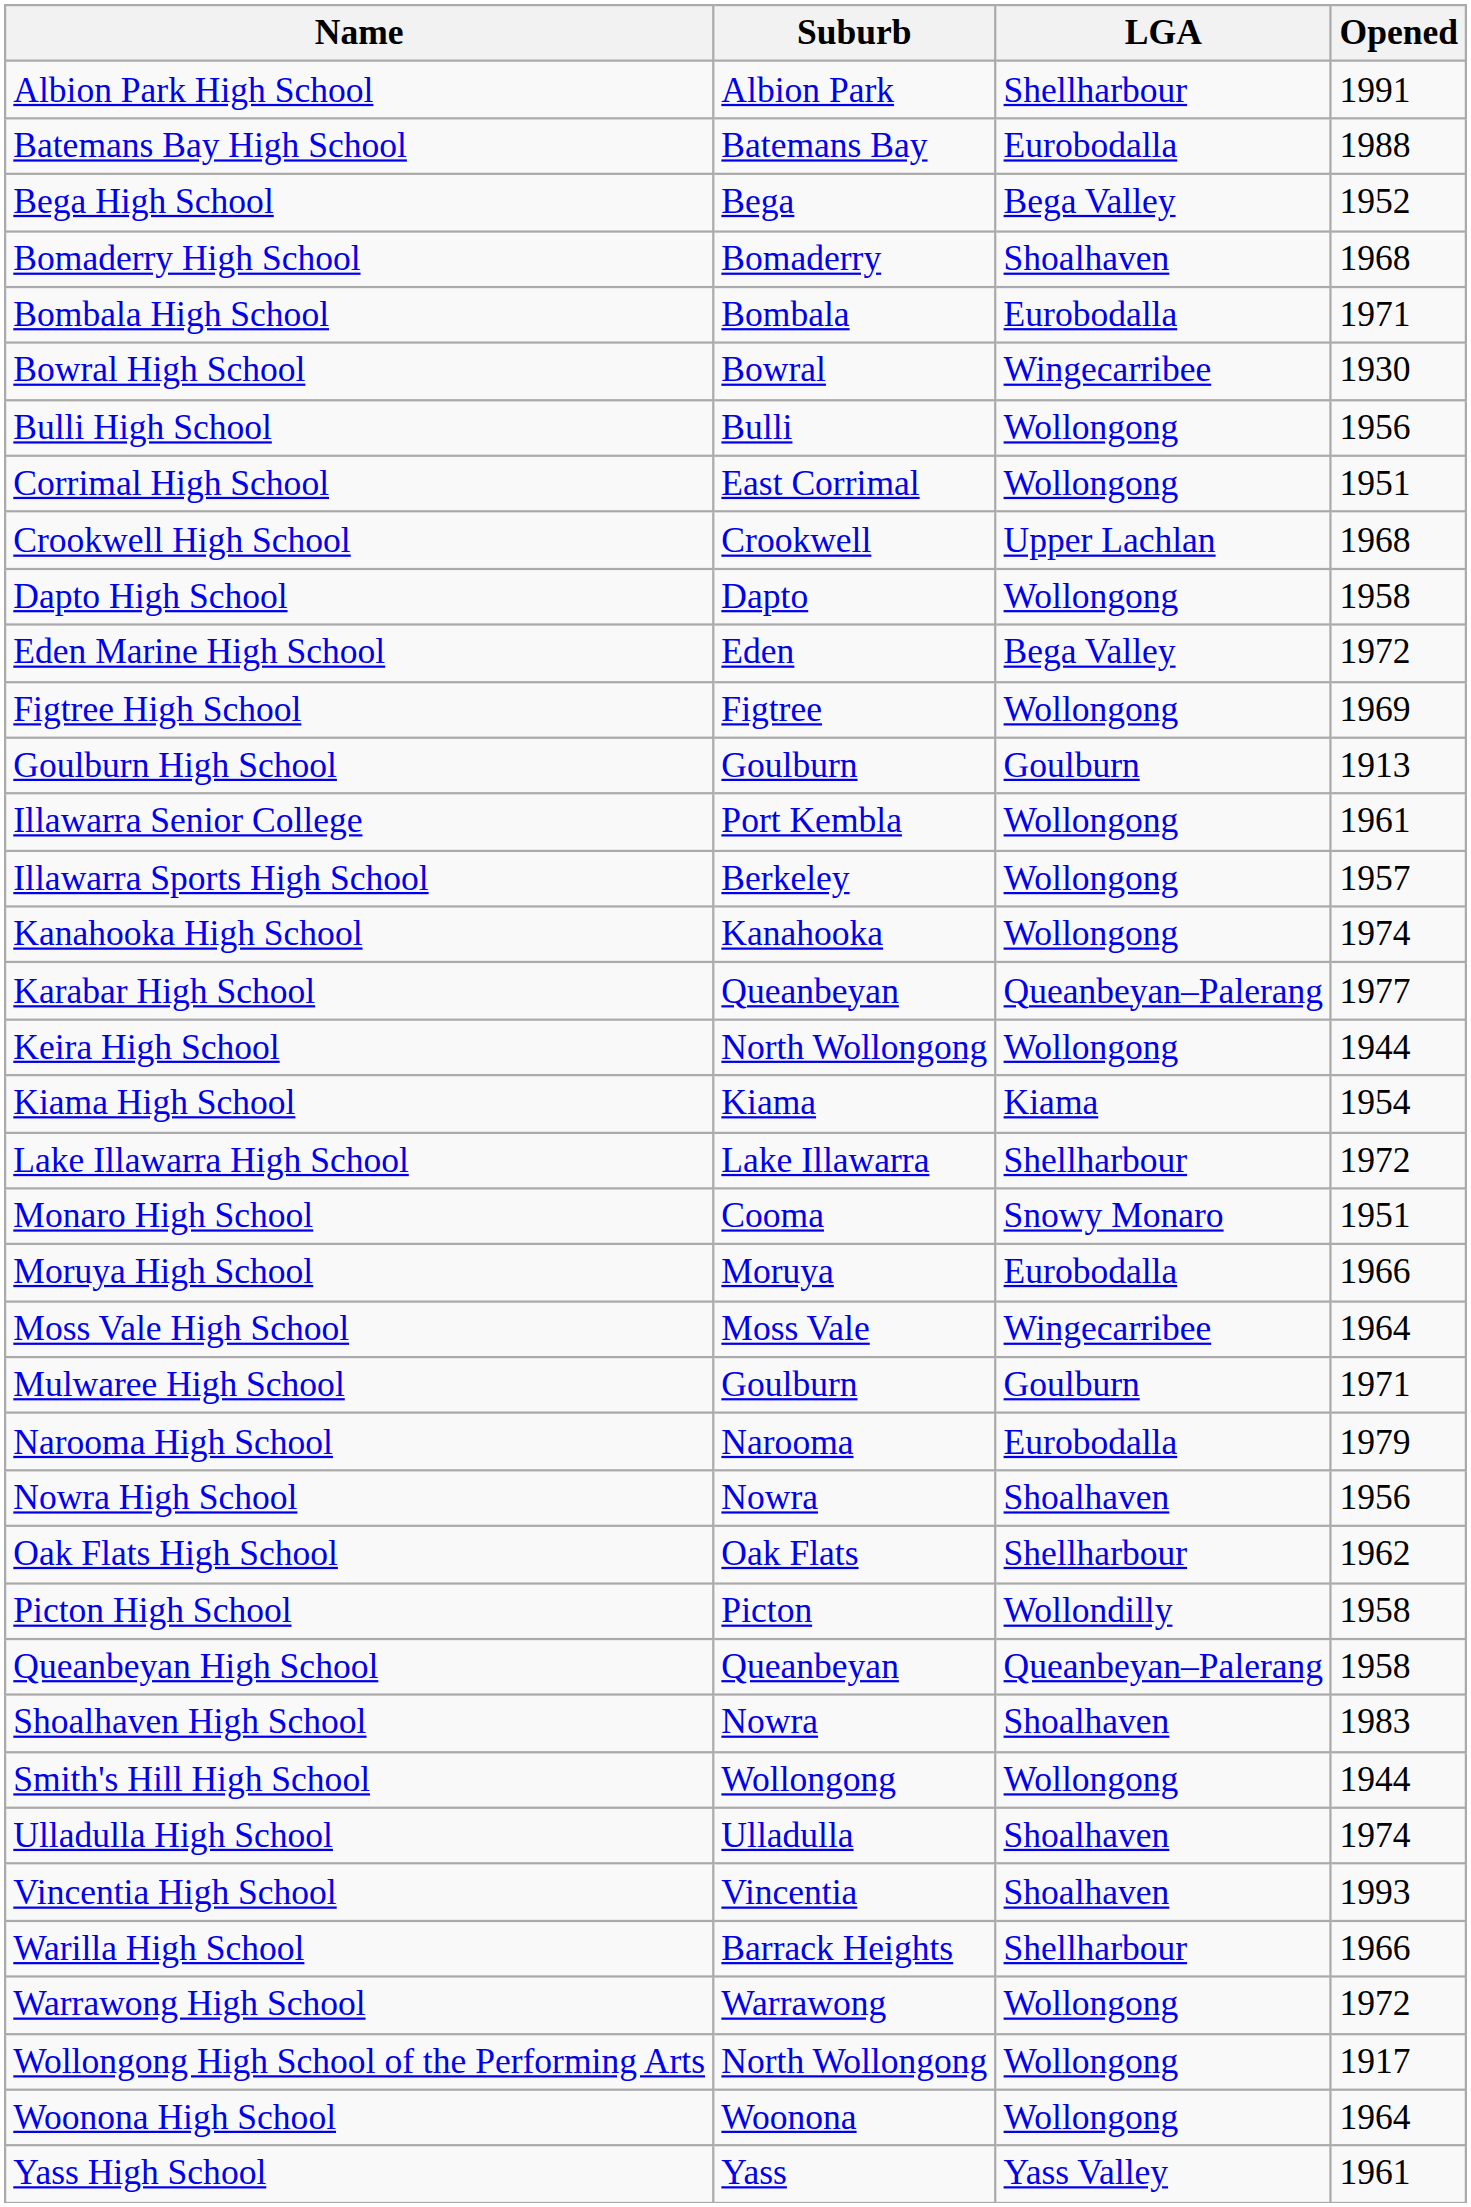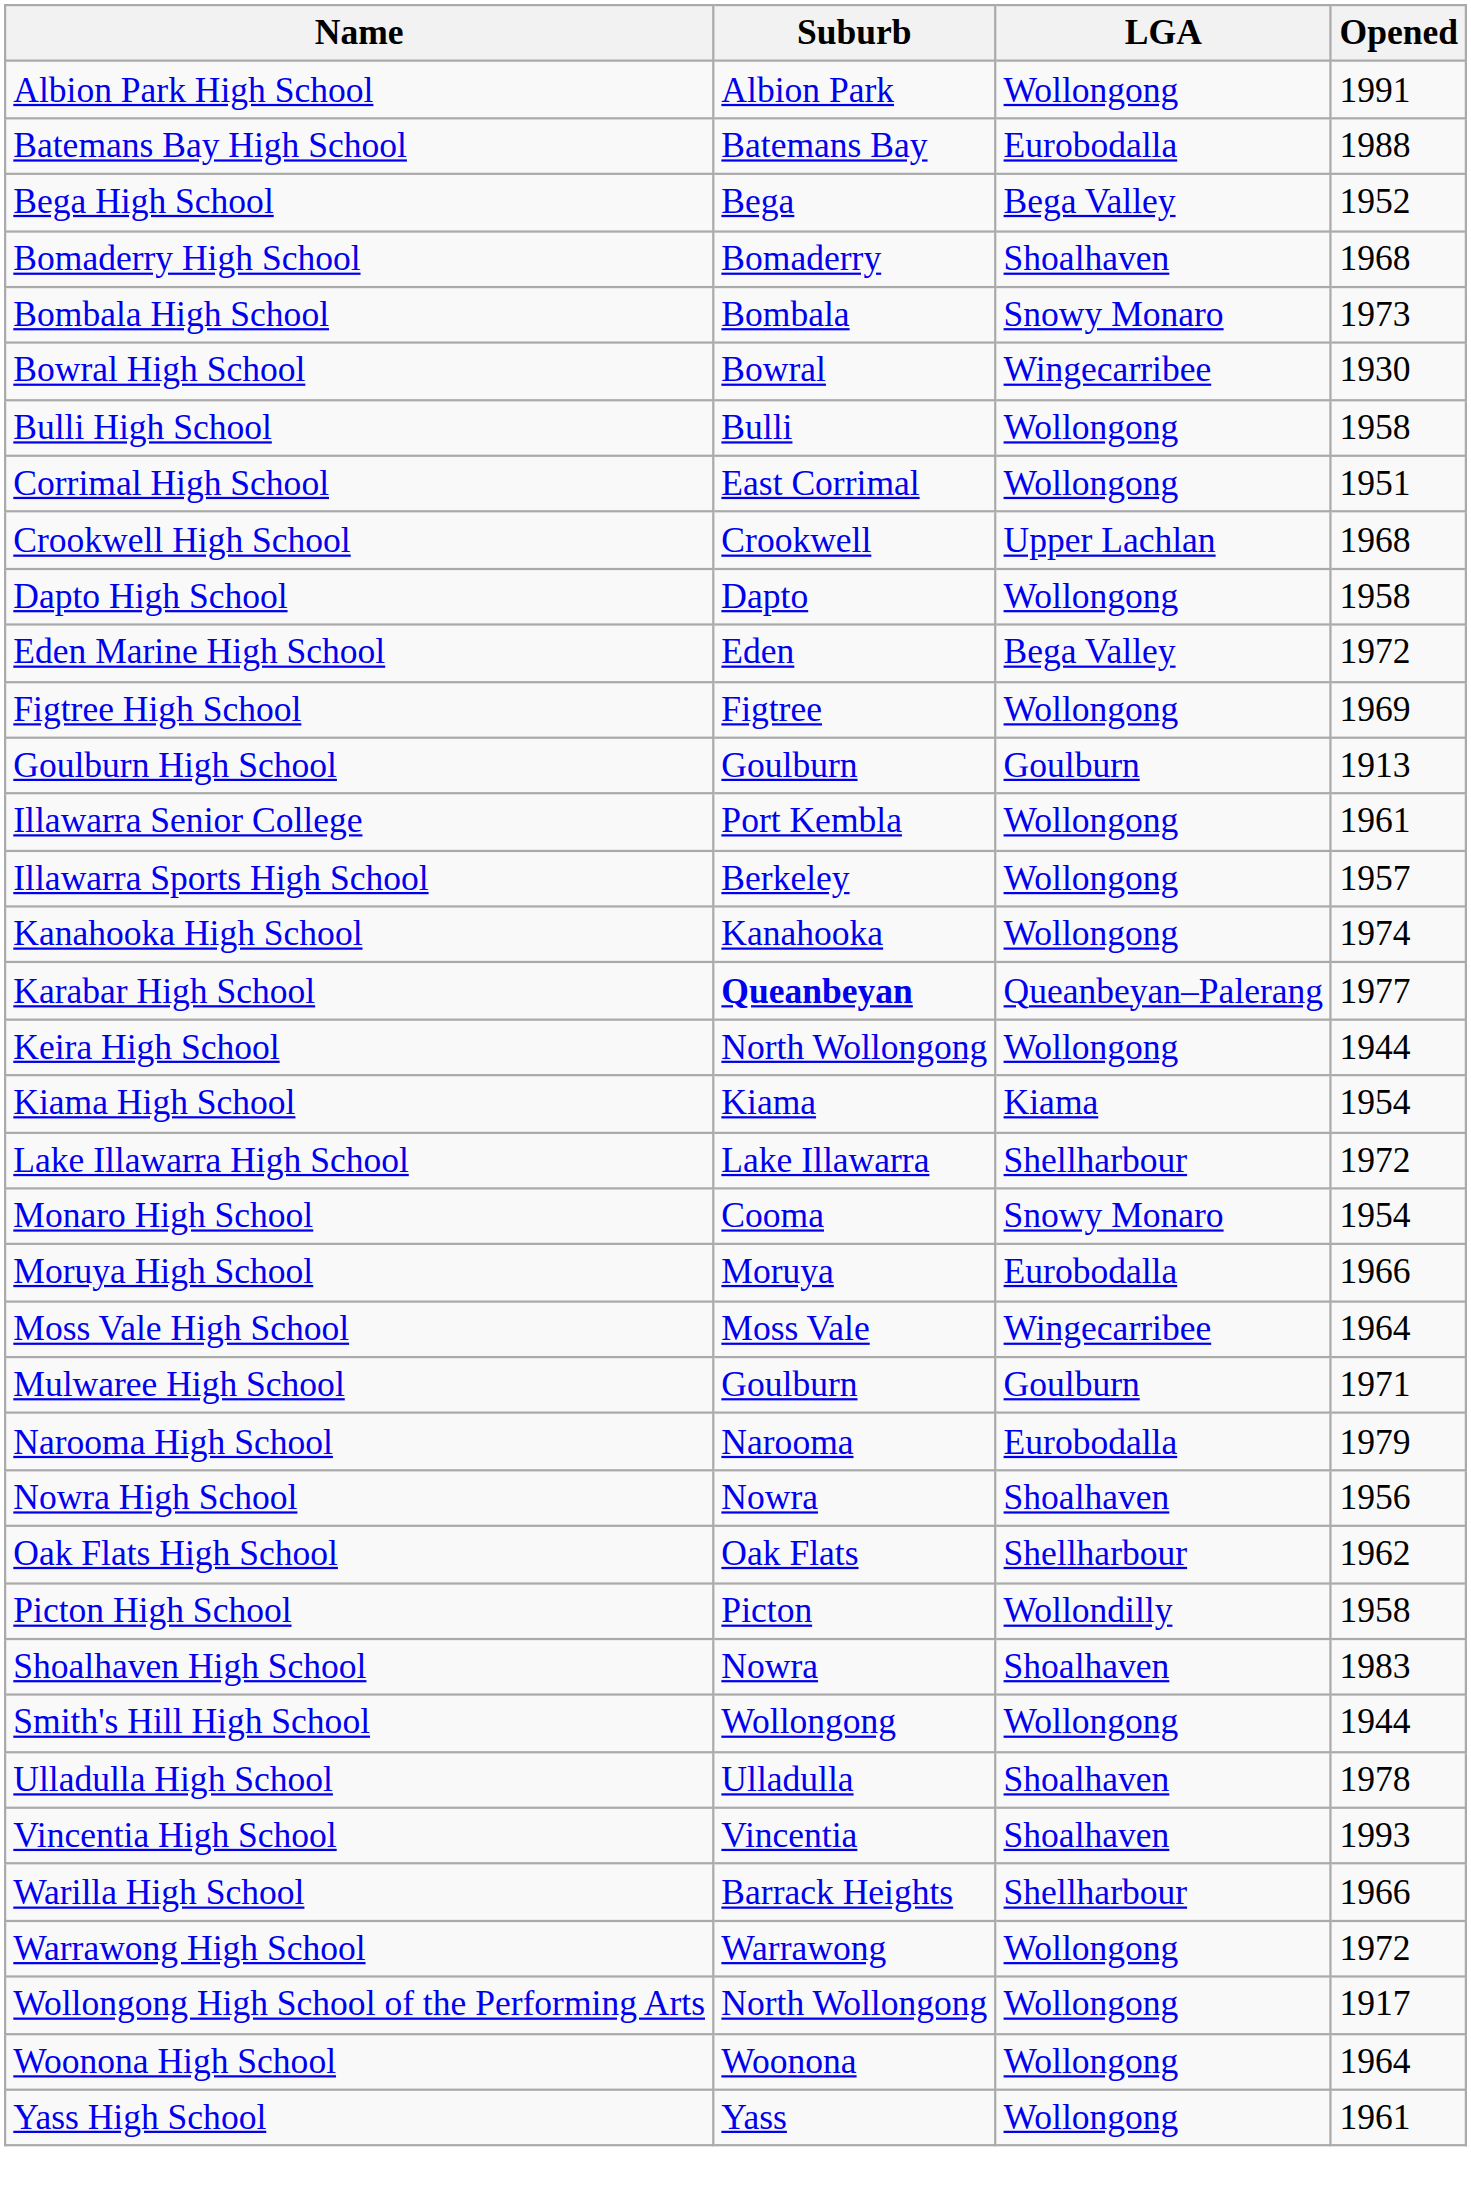(1095, 88) Shellharbour -> (1091, 88) Wollongong
(1090, 314) Eurobodalla -> (1114, 314) Snowy Monaro
(1375, 314) 1971 -> (1375, 314) 1973
(1375, 426) 1956 -> (1375, 426) 1958
(810, 990) normal -> (817, 990) bold
(1375, 1215) 1951 -> (1375, 1215) 1954
- row: (196, 1666)
(1375, 1835) 1974 -> (1375, 1778) 1978
(1086, 2173) Yass Valley -> (1091, 2116) Wollongong
